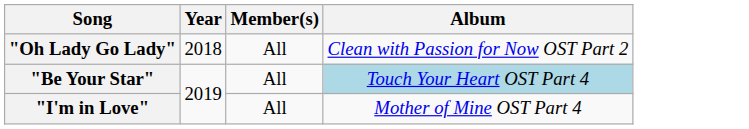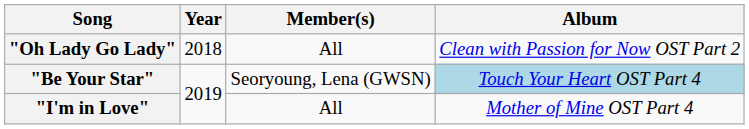(275, 78) All -> (331, 78) Seoryoung, Lena (GWSN)
